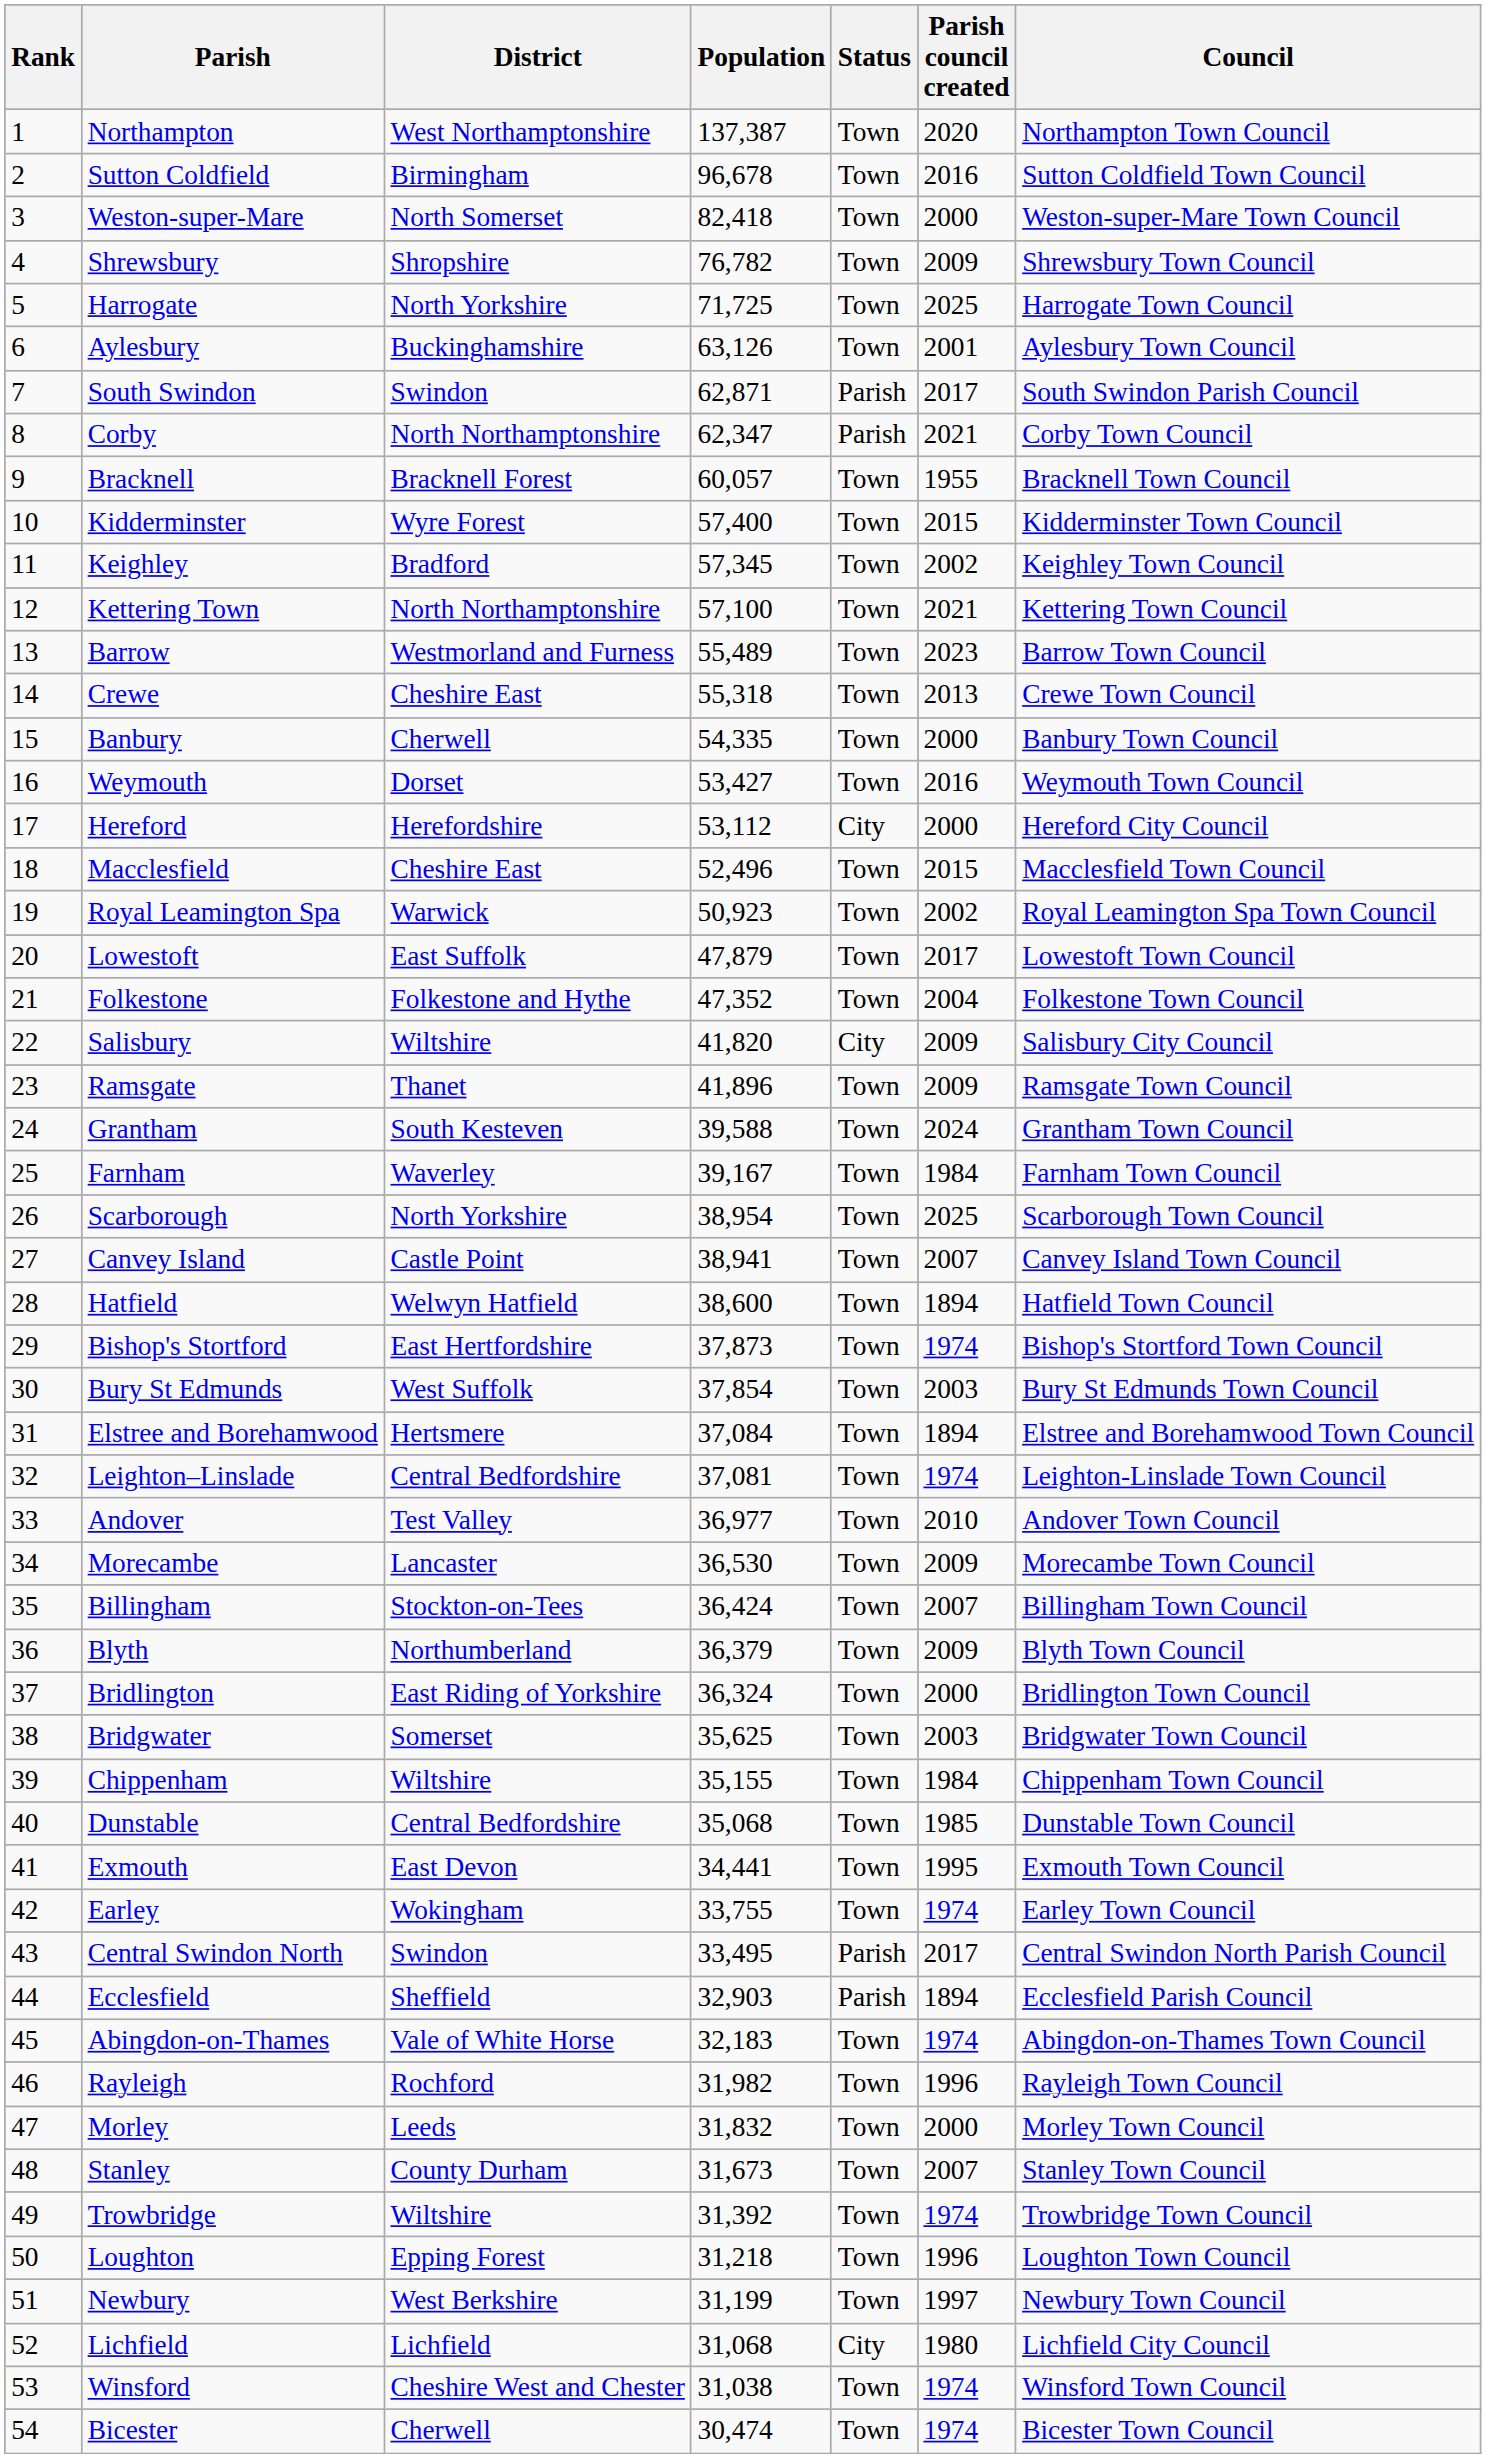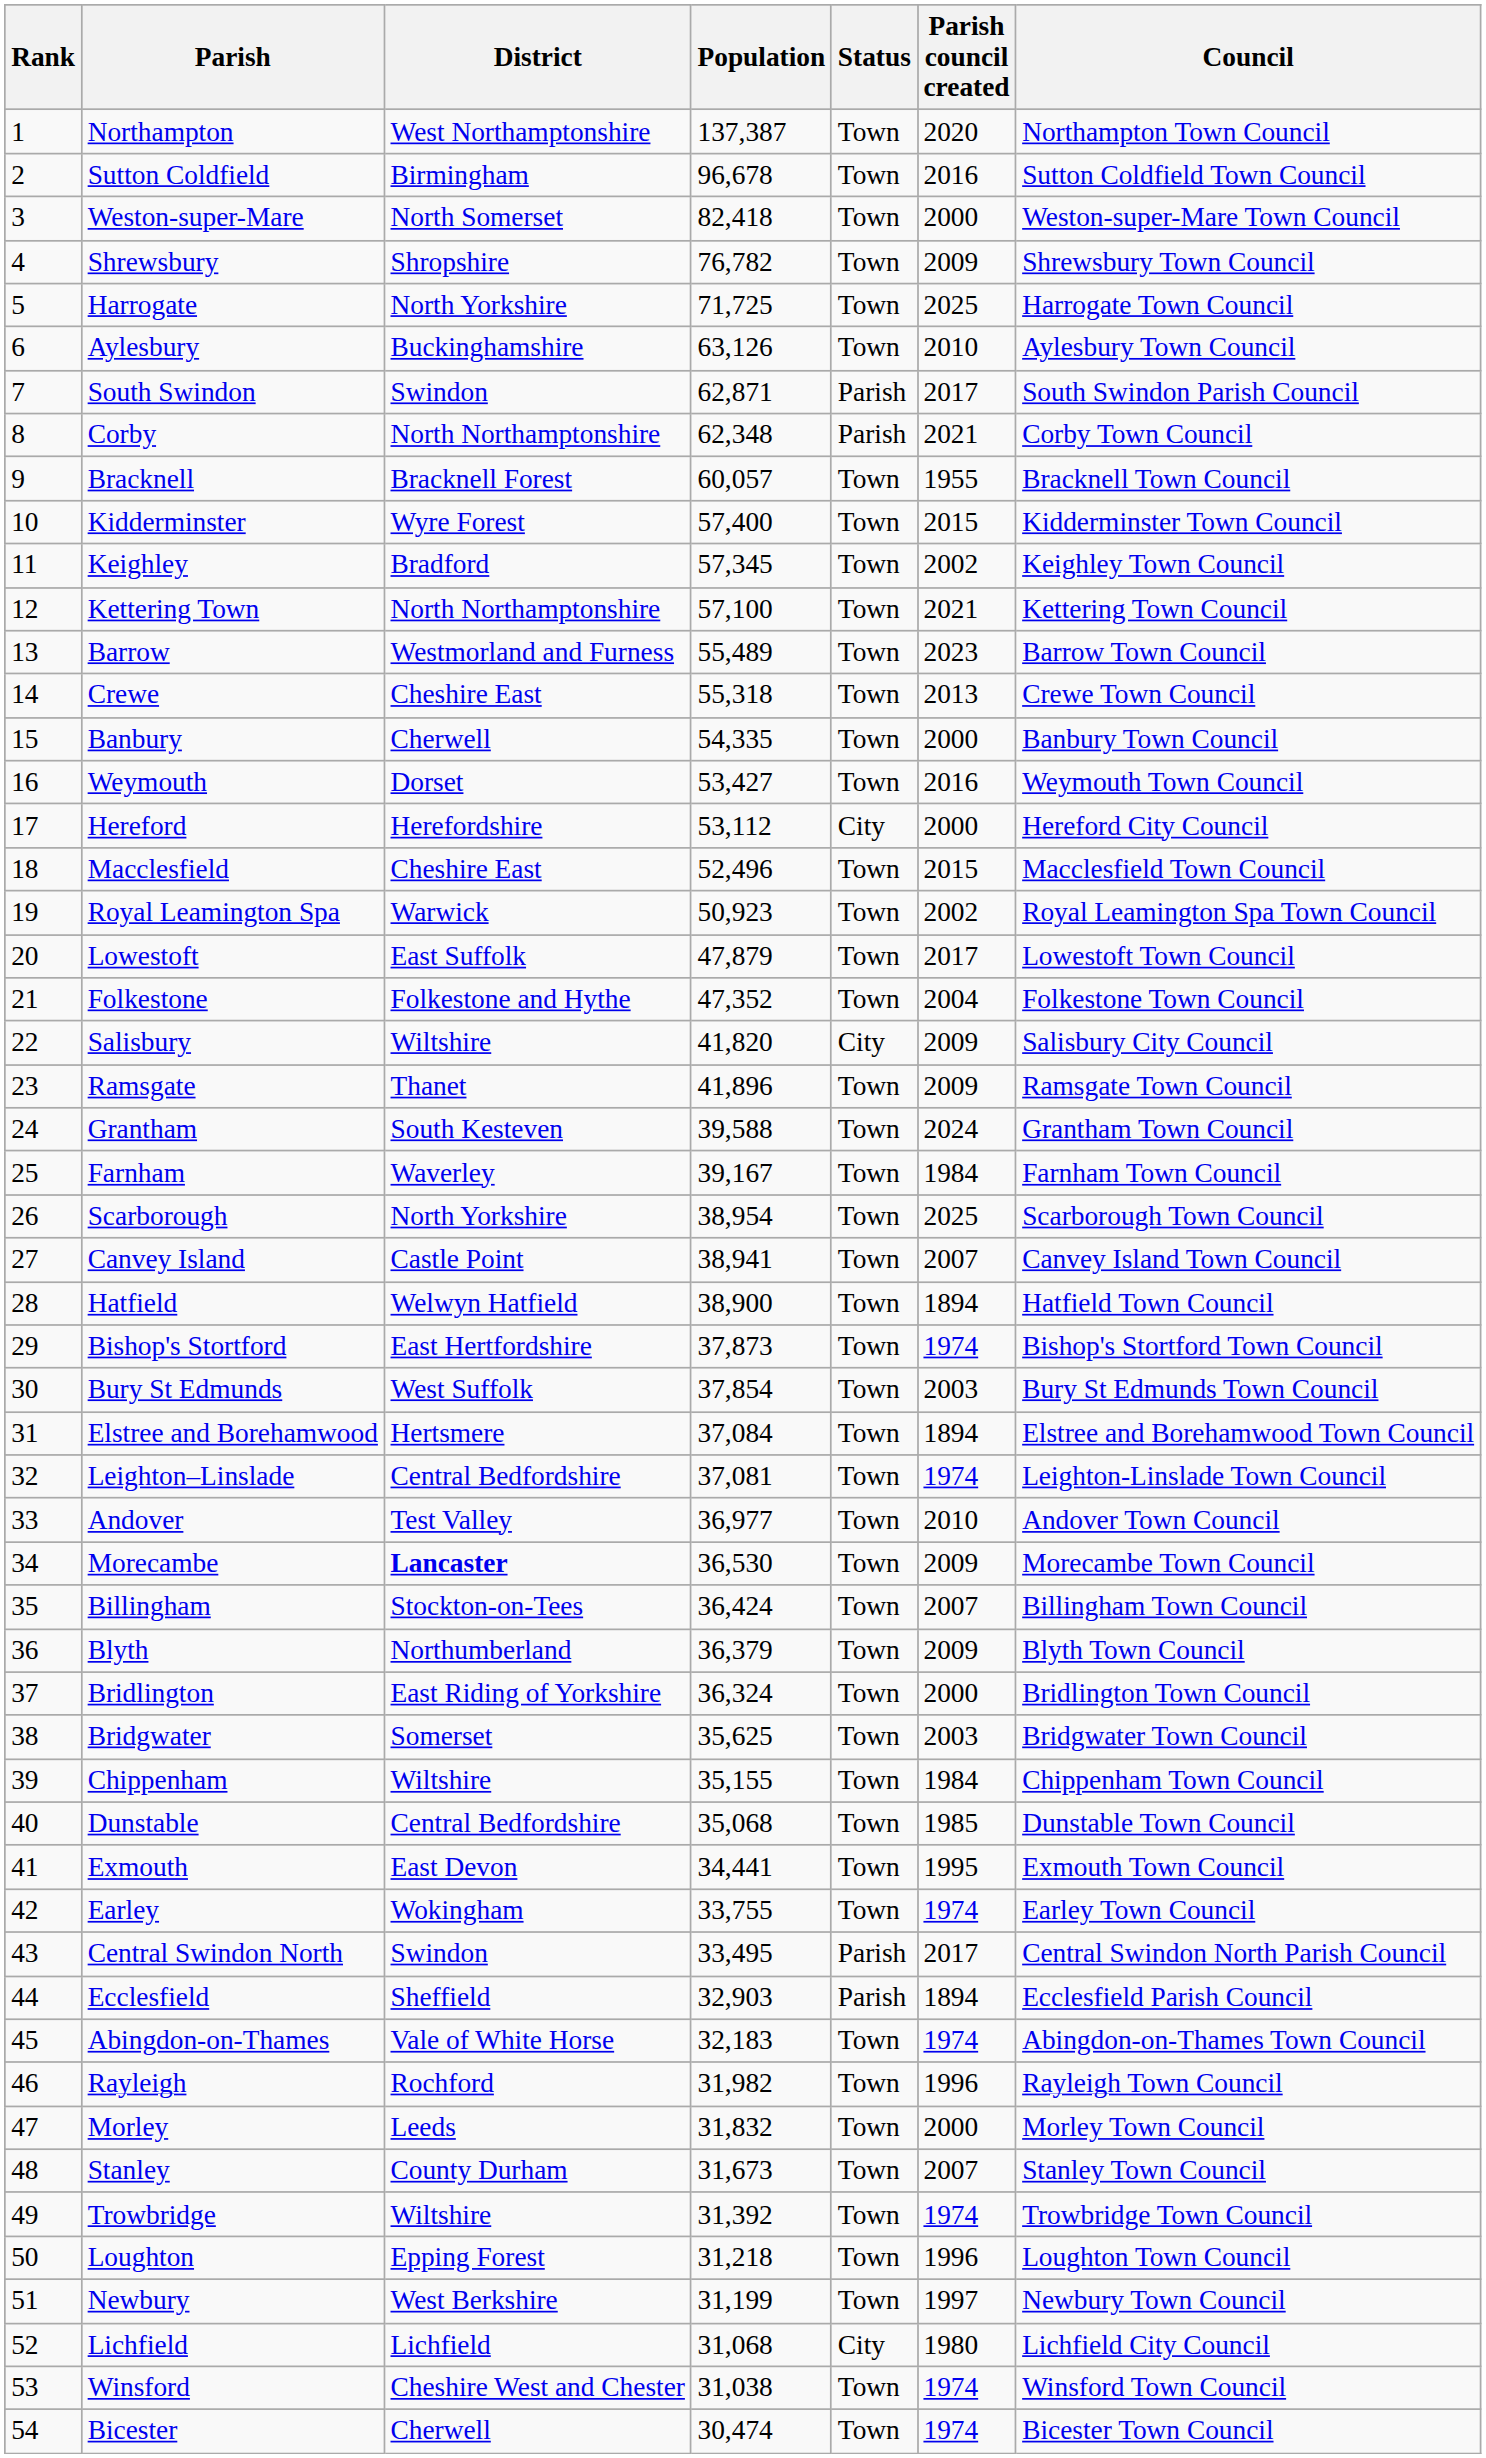(951, 348) 2001 -> (951, 348) 2010
(735, 434) 62,347 -> (735, 434) 62,348
(735, 1302) 38,600 -> (735, 1302) 38,900
(444, 1563) normal -> (449, 1563) bold
